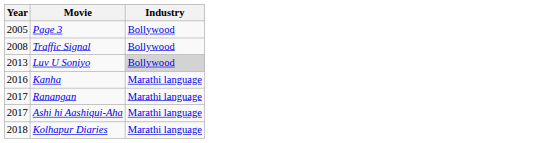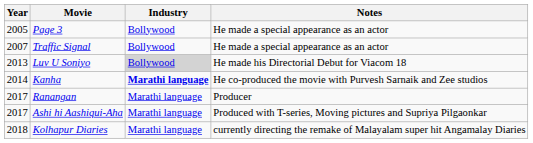+ column: (369, 12)
(17, 46) 2008 -> (17, 46) 2007
(17, 79) 2016 -> (17, 79) 2014
(165, 79) normal -> (168, 79) bold
